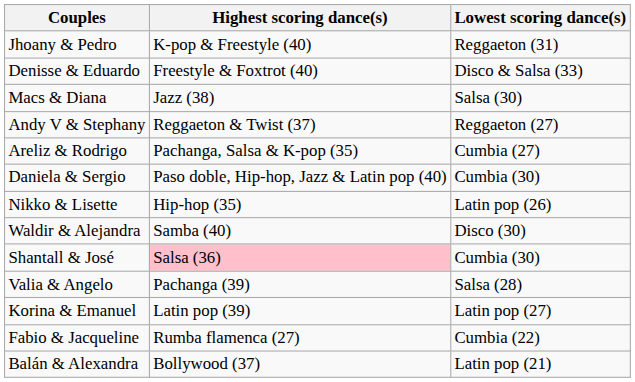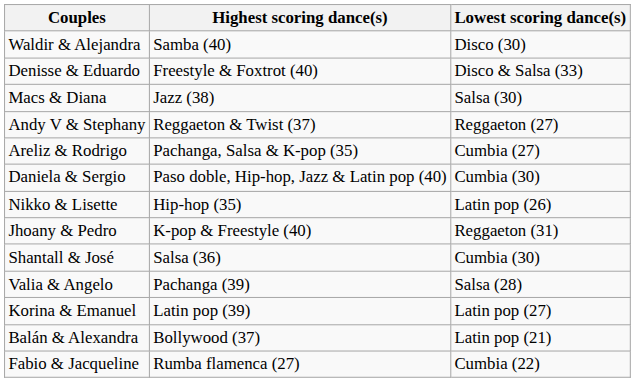rows swapped: (63, 44) <-> (74, 230)
(187, 257) pink background -> (187, 257) no background
rows swapped: (73, 364) <-> (74, 337)
